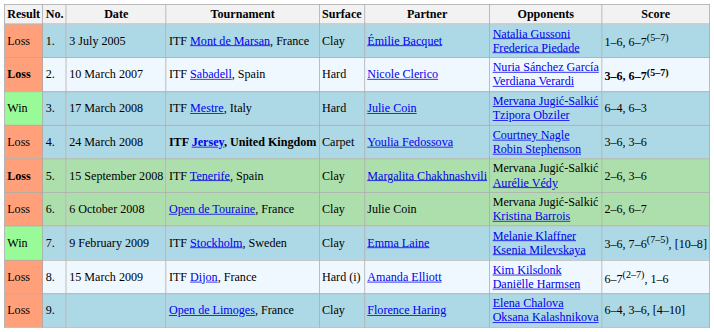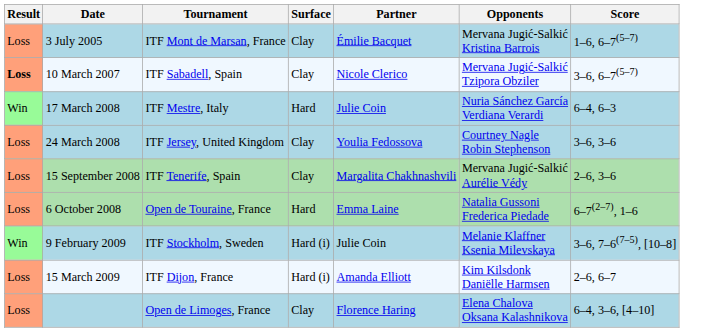- column: (55, 13)
(536, 40) Natalia Gussoni Frederica Piedade -> (515, 40) Mervana Jugić-Salkić Kristina Barrois
(334, 74) Hard -> (303, 74) Clay
(546, 74) Nuria Sánchez García Verdiana Verardi -> (515, 74) Mervana Jugić-Salkić Tzipora Obziler
(637, 74) bold -> (606, 74) normal
(546, 107) Mervana Jugić-Salkić Tzipora Obziler -> (515, 107) Nuria Sánchez García Verdiana Verardi
(243, 141) bold -> (215, 141) normal
(338, 141) Carpet -> (303, 141) Clay
(19, 175) bold -> (19, 175) normal
(333, 208) Clay -> (303, 208) Hard
(392, 208) Julie Coin -> (368, 208) Emma Laine
(546, 208) Mervana Jugić-Salkić Kristina Barrois -> (505, 208) Natalia Gussoni Frederica Piedade
(626, 208) 2–6, 6–7 -> (606, 208) 6–7(2–7), 1–6
(333, 242) Clay -> (311, 242) Hard (i)
(398, 242) Emma Laine -> (361, 242) Julie Coin
(637, 276) 6–7(2–7), 1–6 -> (595, 276) 2–6, 6–7
